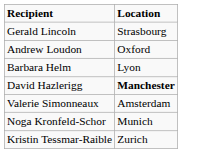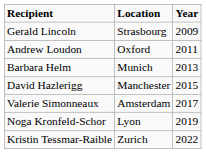+ column: (187, 13)
(129, 67) Lyon -> (135, 67) Munich
(146, 85) bold -> (144, 85) normal
(135, 121) Munich -> (129, 121) Lyon
